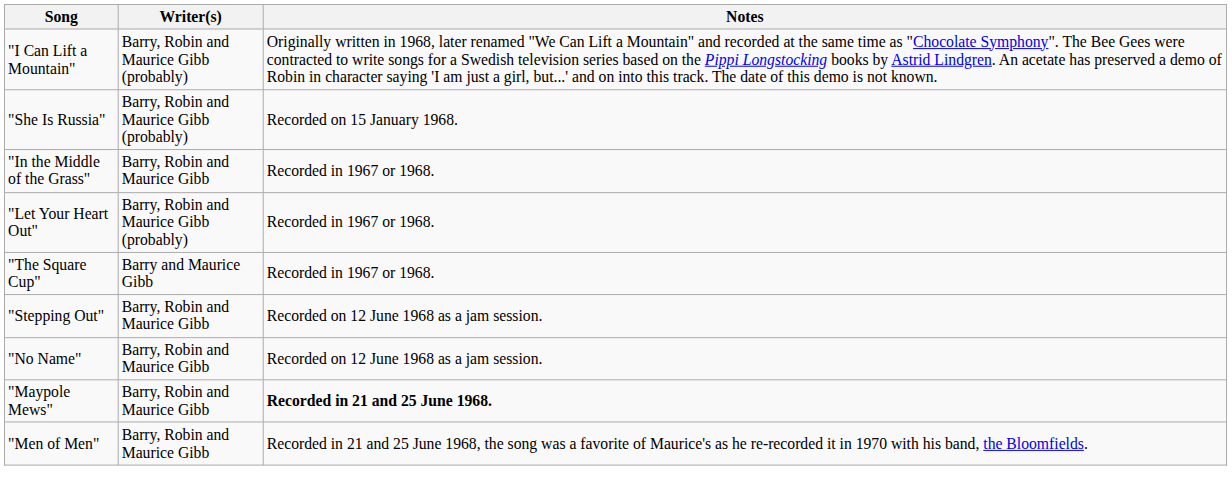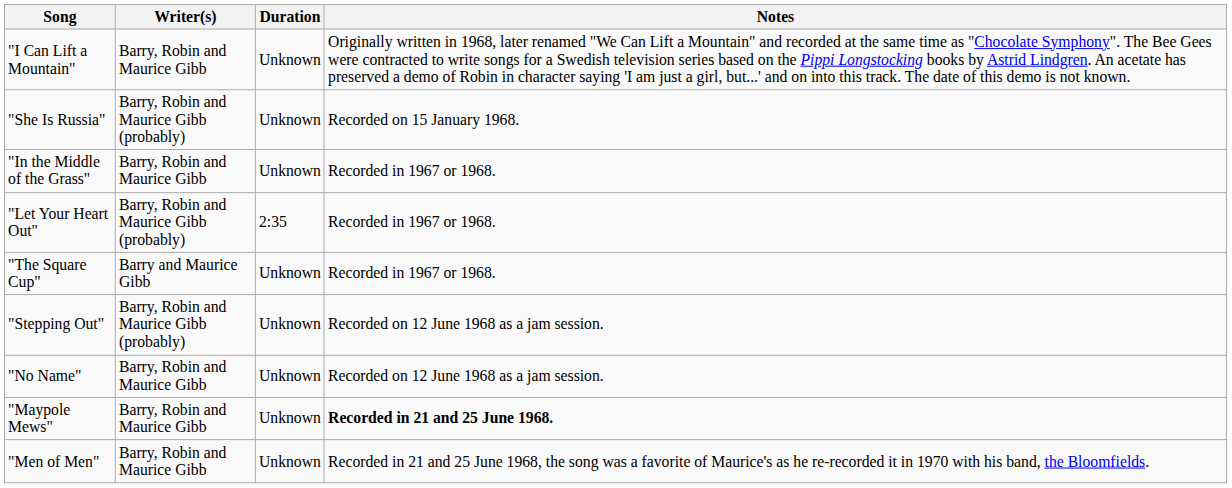+ column: (290, 16)
(175, 59) Barry, Robin and Maurice Gibb (probably) -> (173, 59) Barry, Robin and Maurice Gibb
(175, 316) Barry, Robin and Maurice Gibb -> (173, 324) Barry, Robin and Maurice Gibb (probably)
